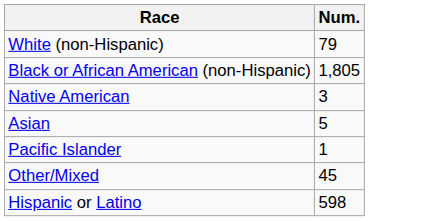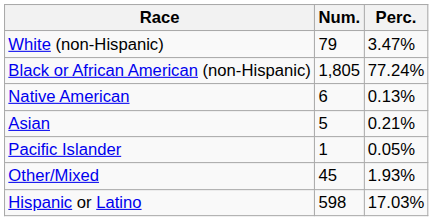+ column: (396, 17)
(323, 96) 3 -> (323, 96) 6
